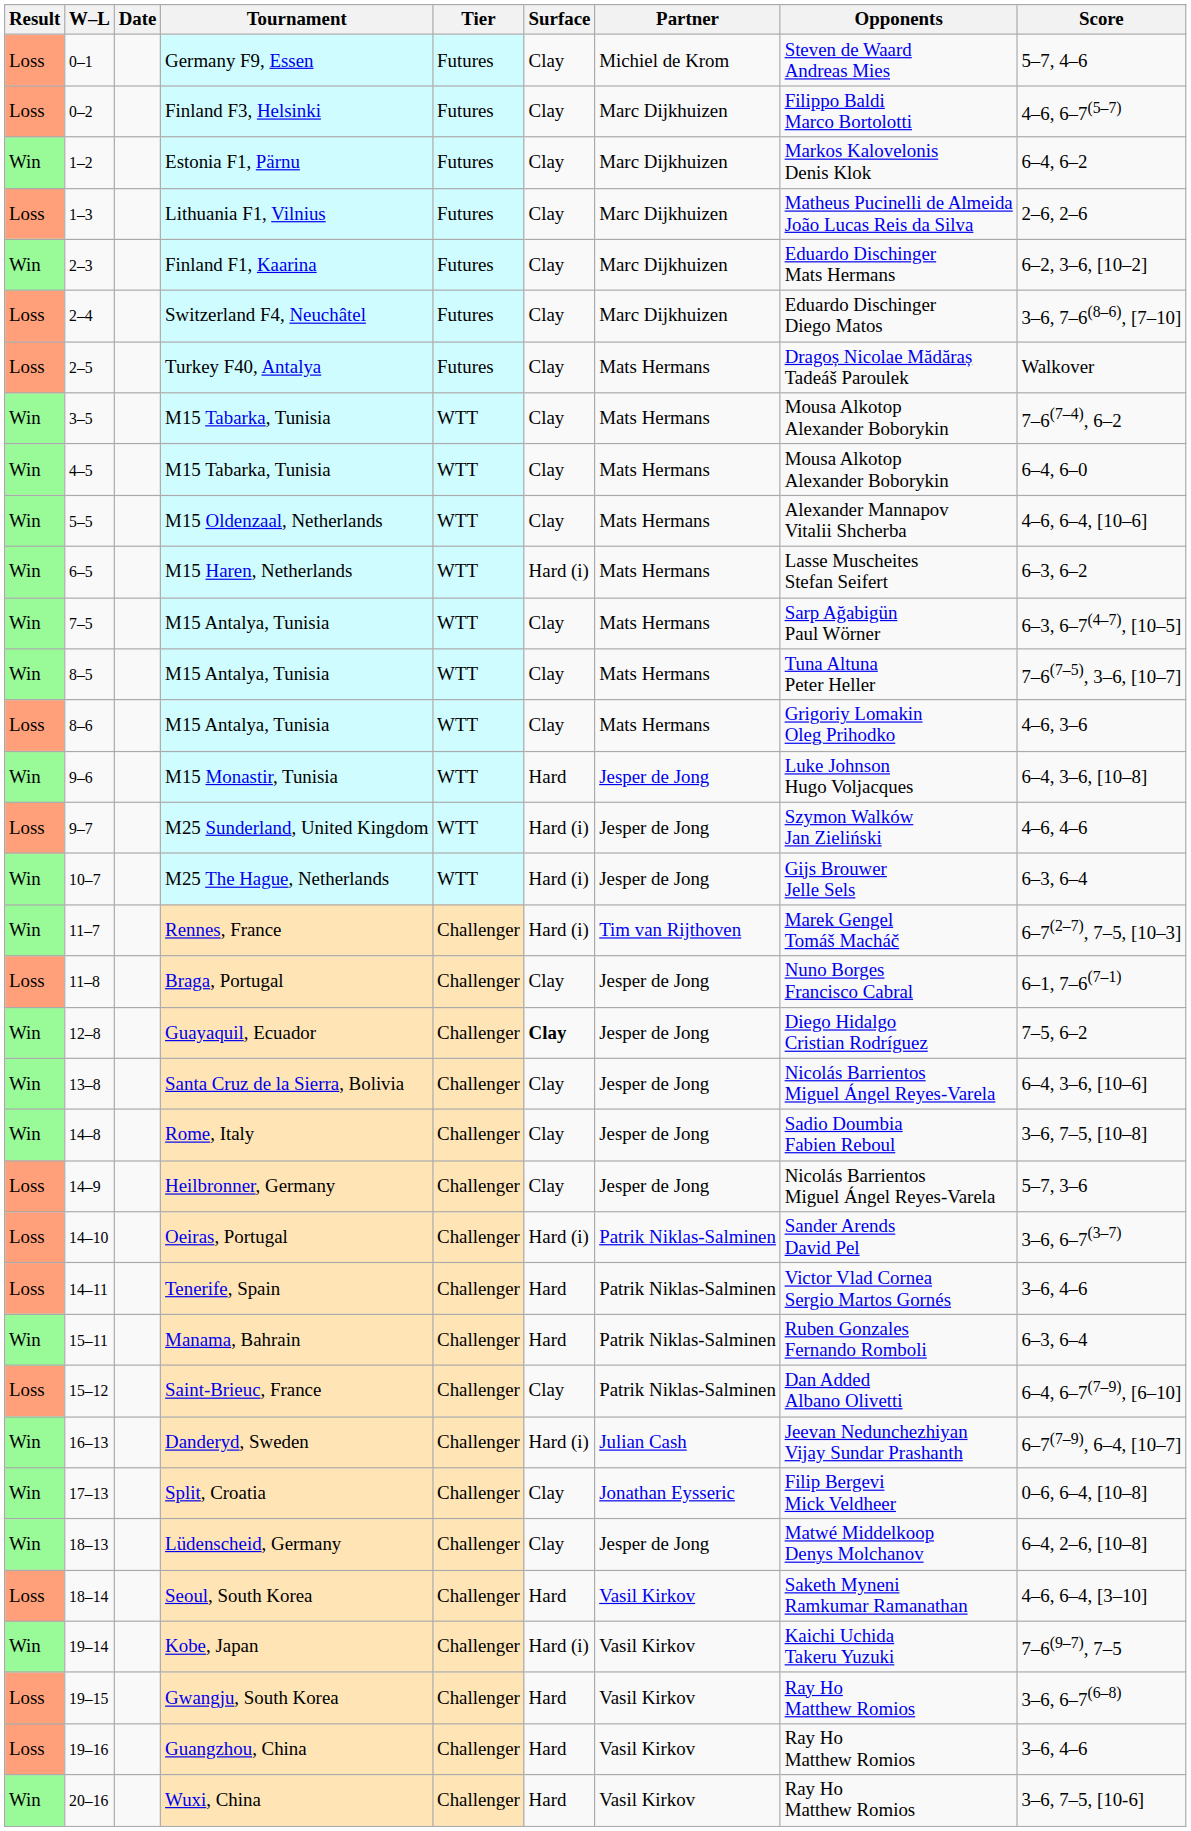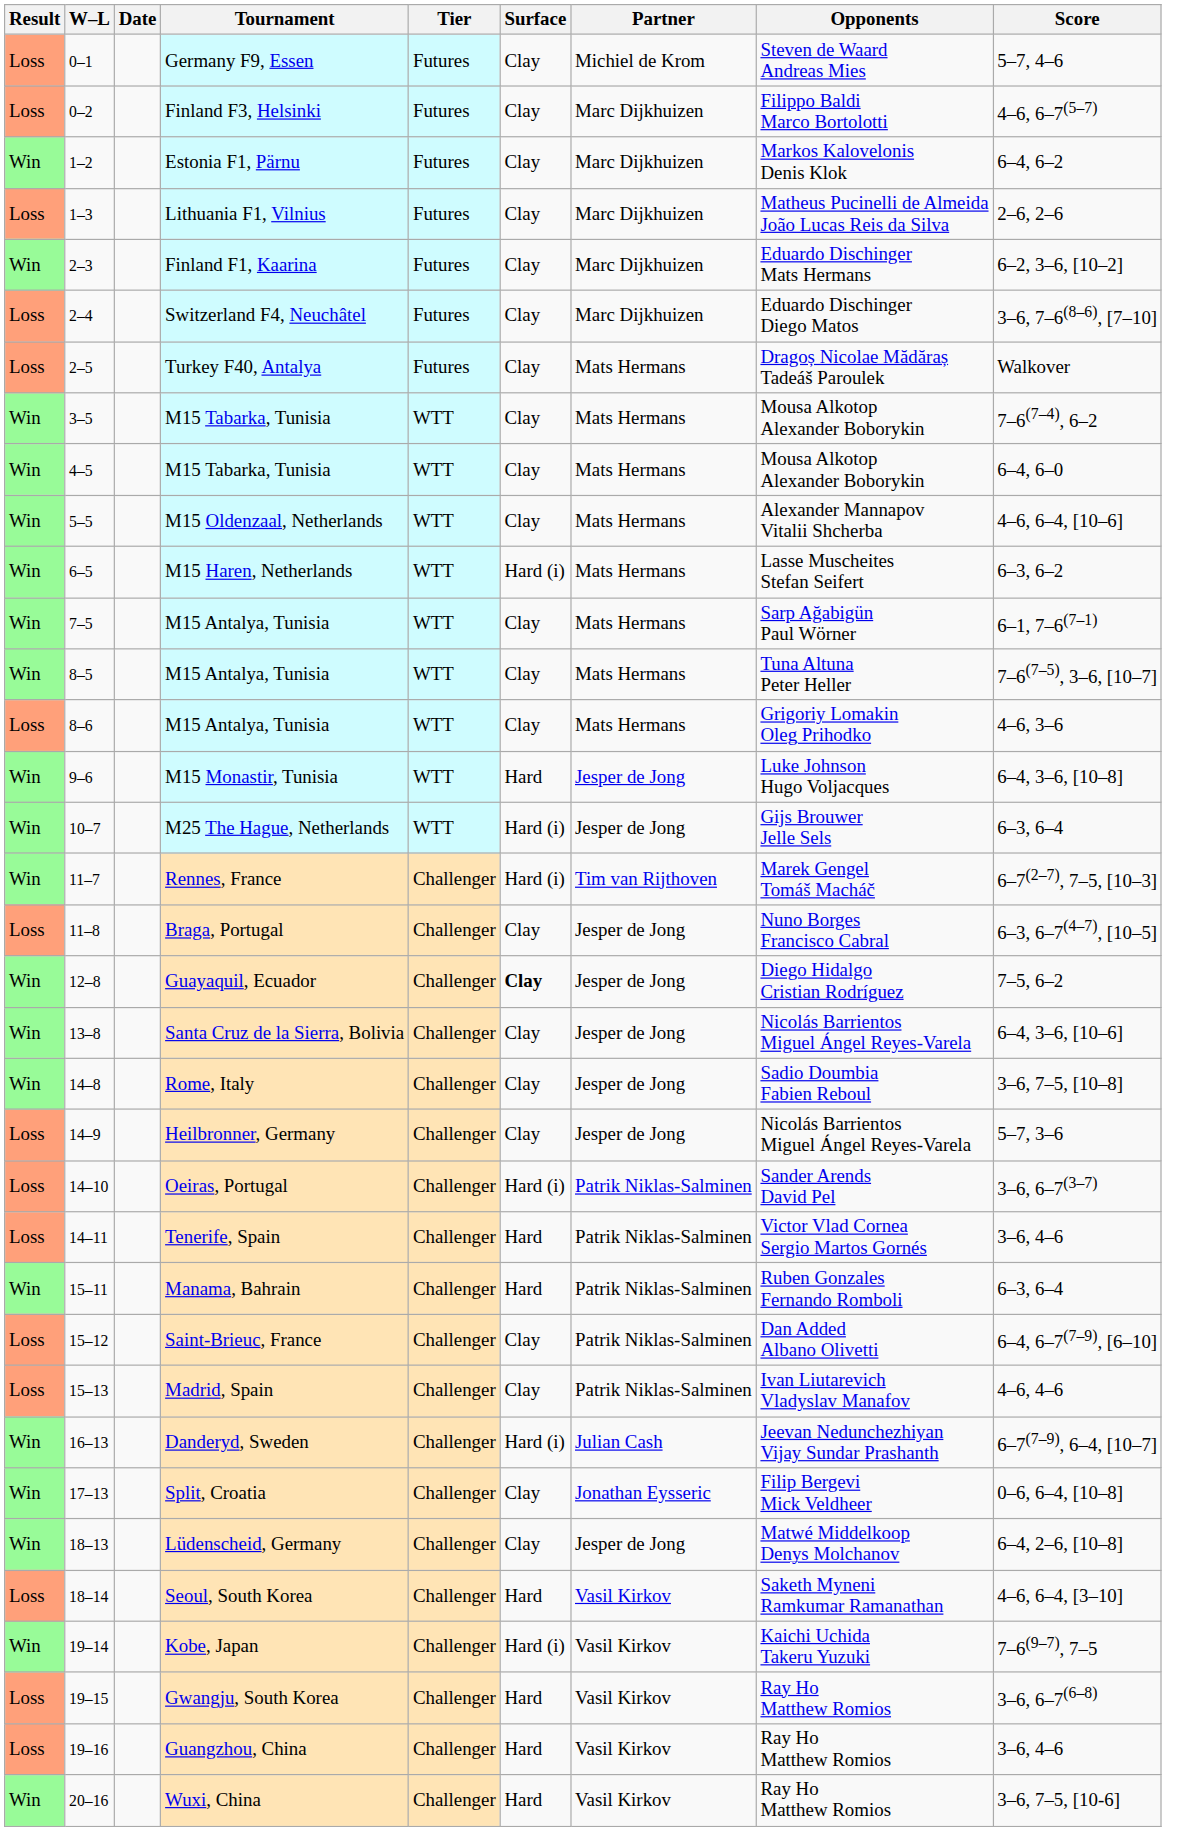(1101, 623) 6–3, 6–7(4–7), [10–5] -> (1047, 623) 6–1, 7–6(7–1)
- row: (81, 828)
(1071, 981) 6–1, 7–6(7–1) -> (1077, 930) 6–3, 6–7(4–7), [10–5]
+ row: (89, 1391)
